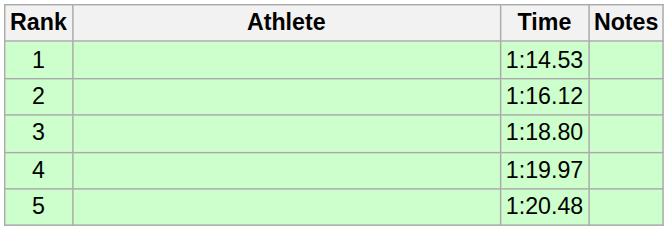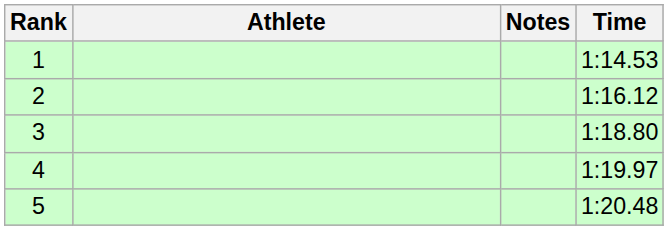columns swapped: (544, 22) <-> (626, 22)
